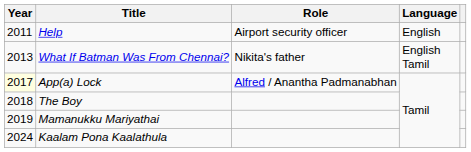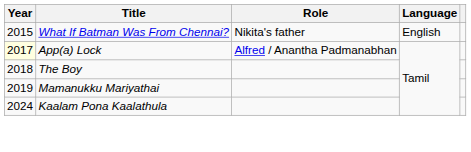- row: (50, 32)
(20, 57) 2013 -> (20, 32) 2015
(421, 57) English Tamil -> (421, 32) English
